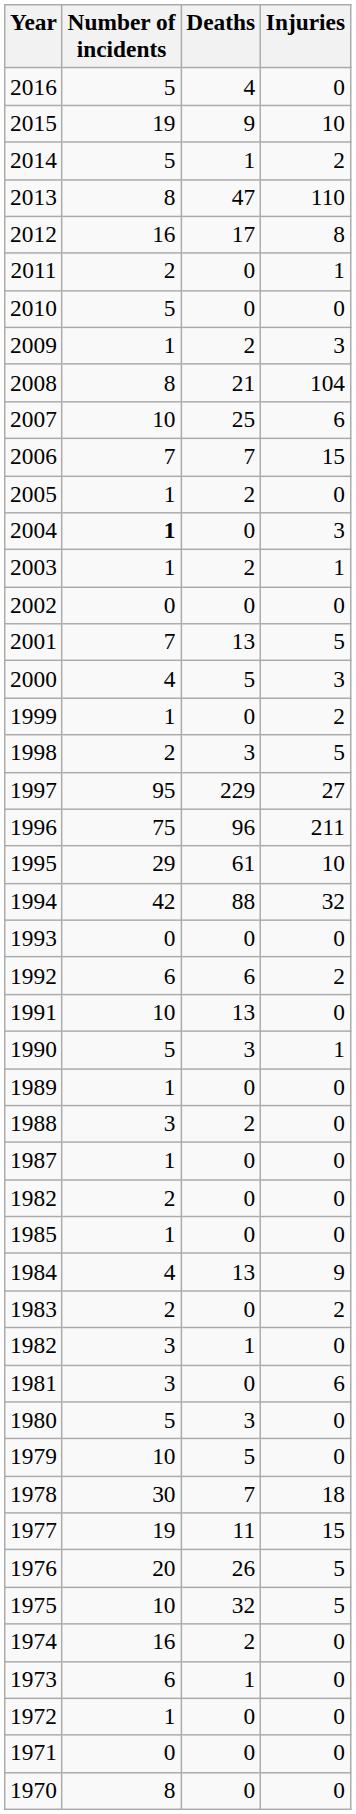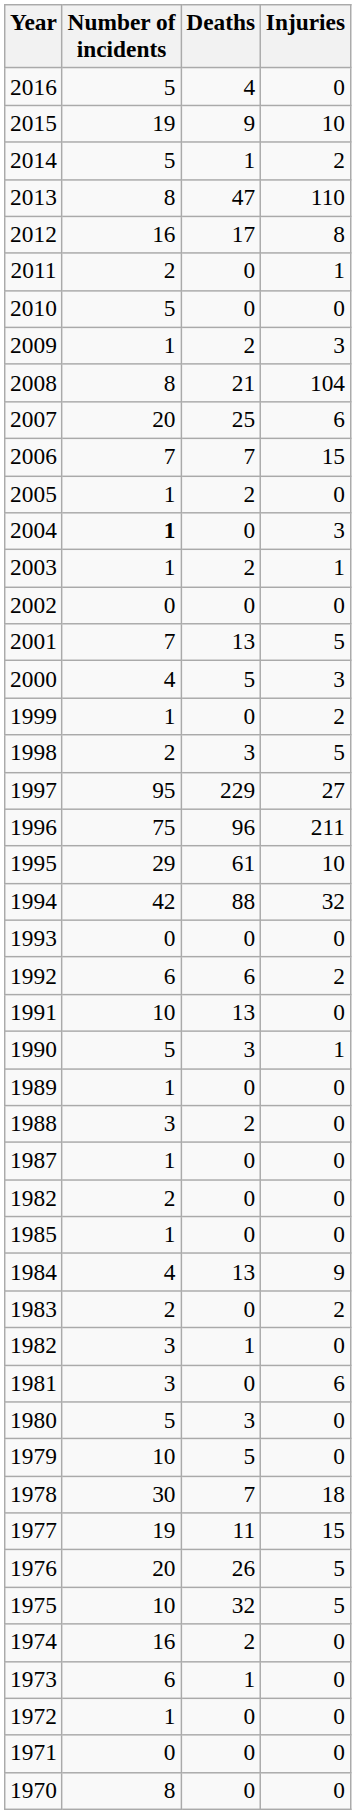(164, 419) 10 -> (164, 419) 20
